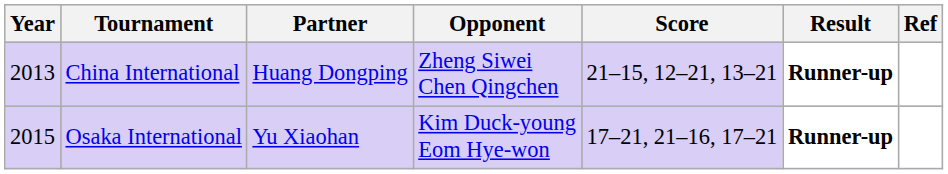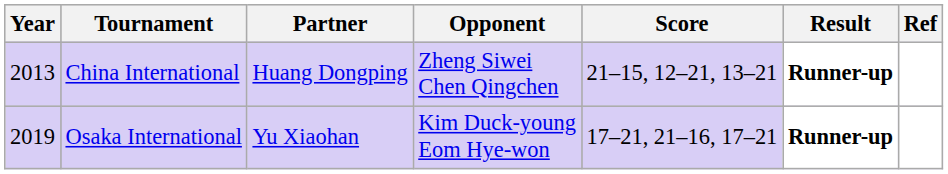(32, 137) 2015 -> (32, 137) 2019
